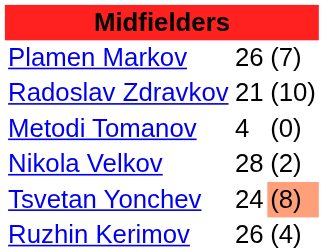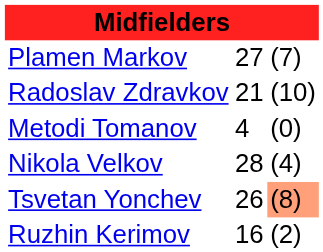(249, 57) 26 -> (249, 57) 27
(286, 163) (2) -> (286, 163) (4)
(249, 199) 24 -> (249, 199) 26
(249, 234) 26 -> (249, 234) 16
(286, 234) (4) -> (286, 234) (2)
